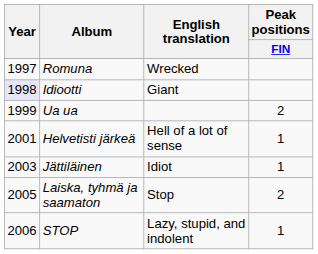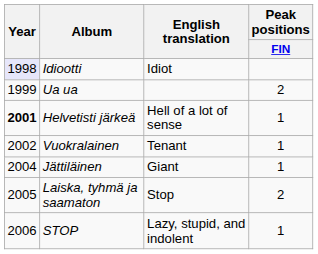- row: (67, 69)
(163, 89) Giant -> (160, 69) Idiot
(22, 138) normal -> (22, 118) bold
+ row: (81, 146)
(22, 167) 2003 -> (22, 167) 2004
(160, 167) Idiot -> (163, 167) Giant
